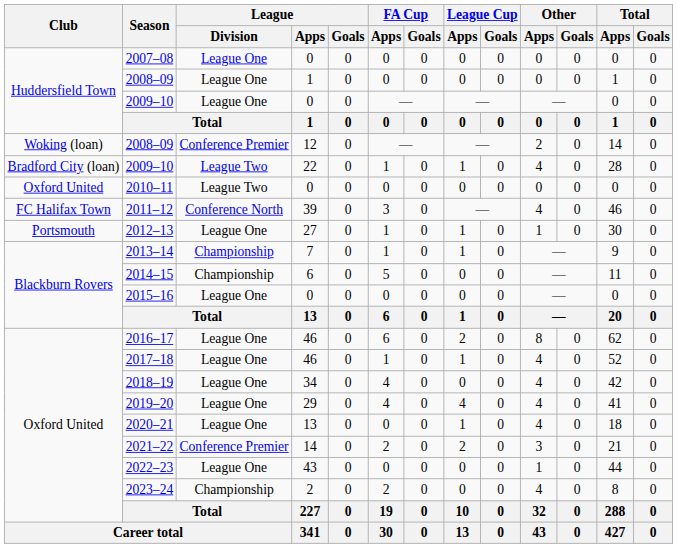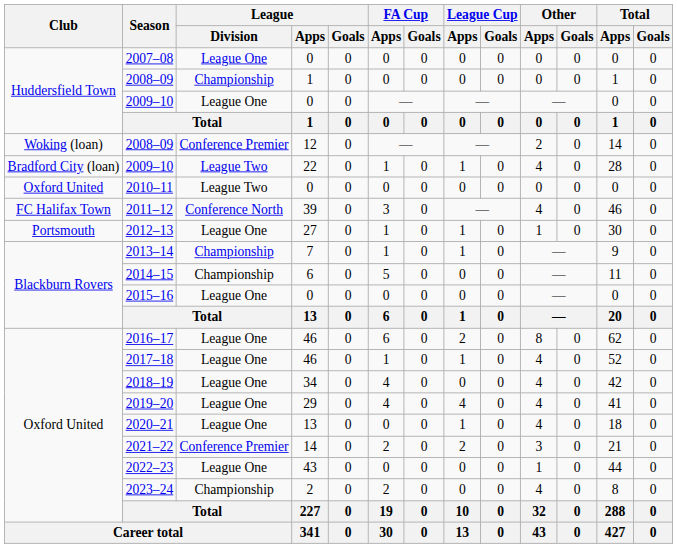(234, 79) League One -> (234, 79) Championship
